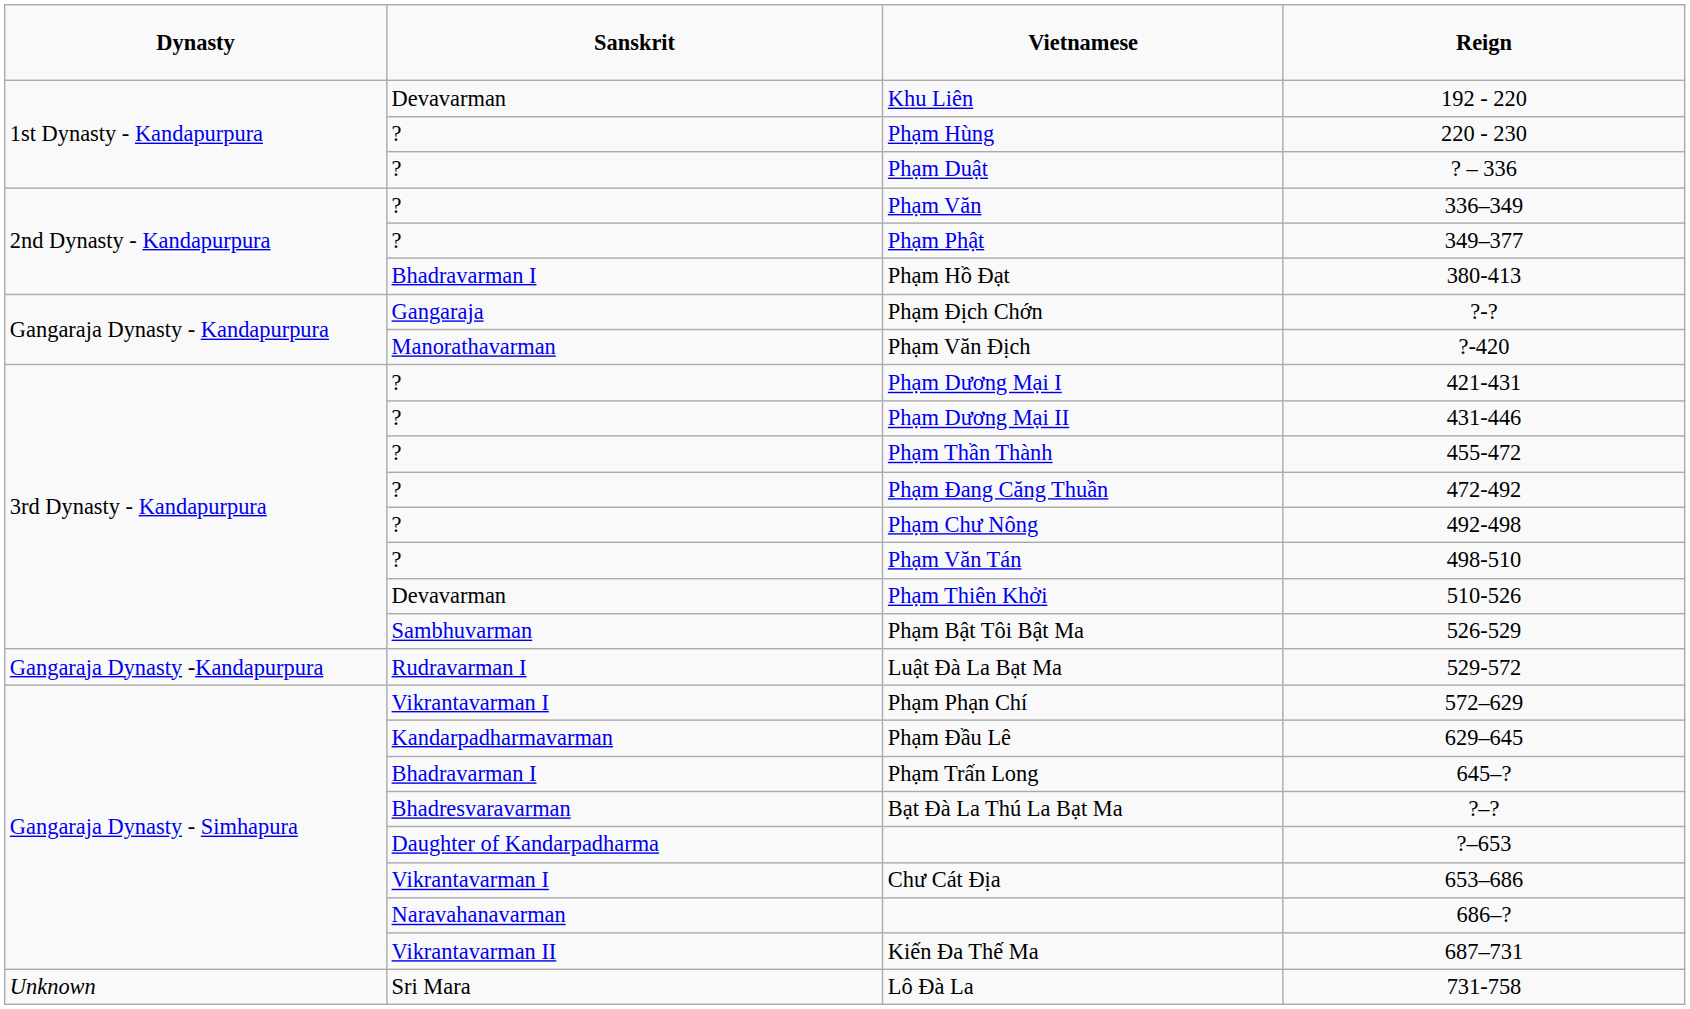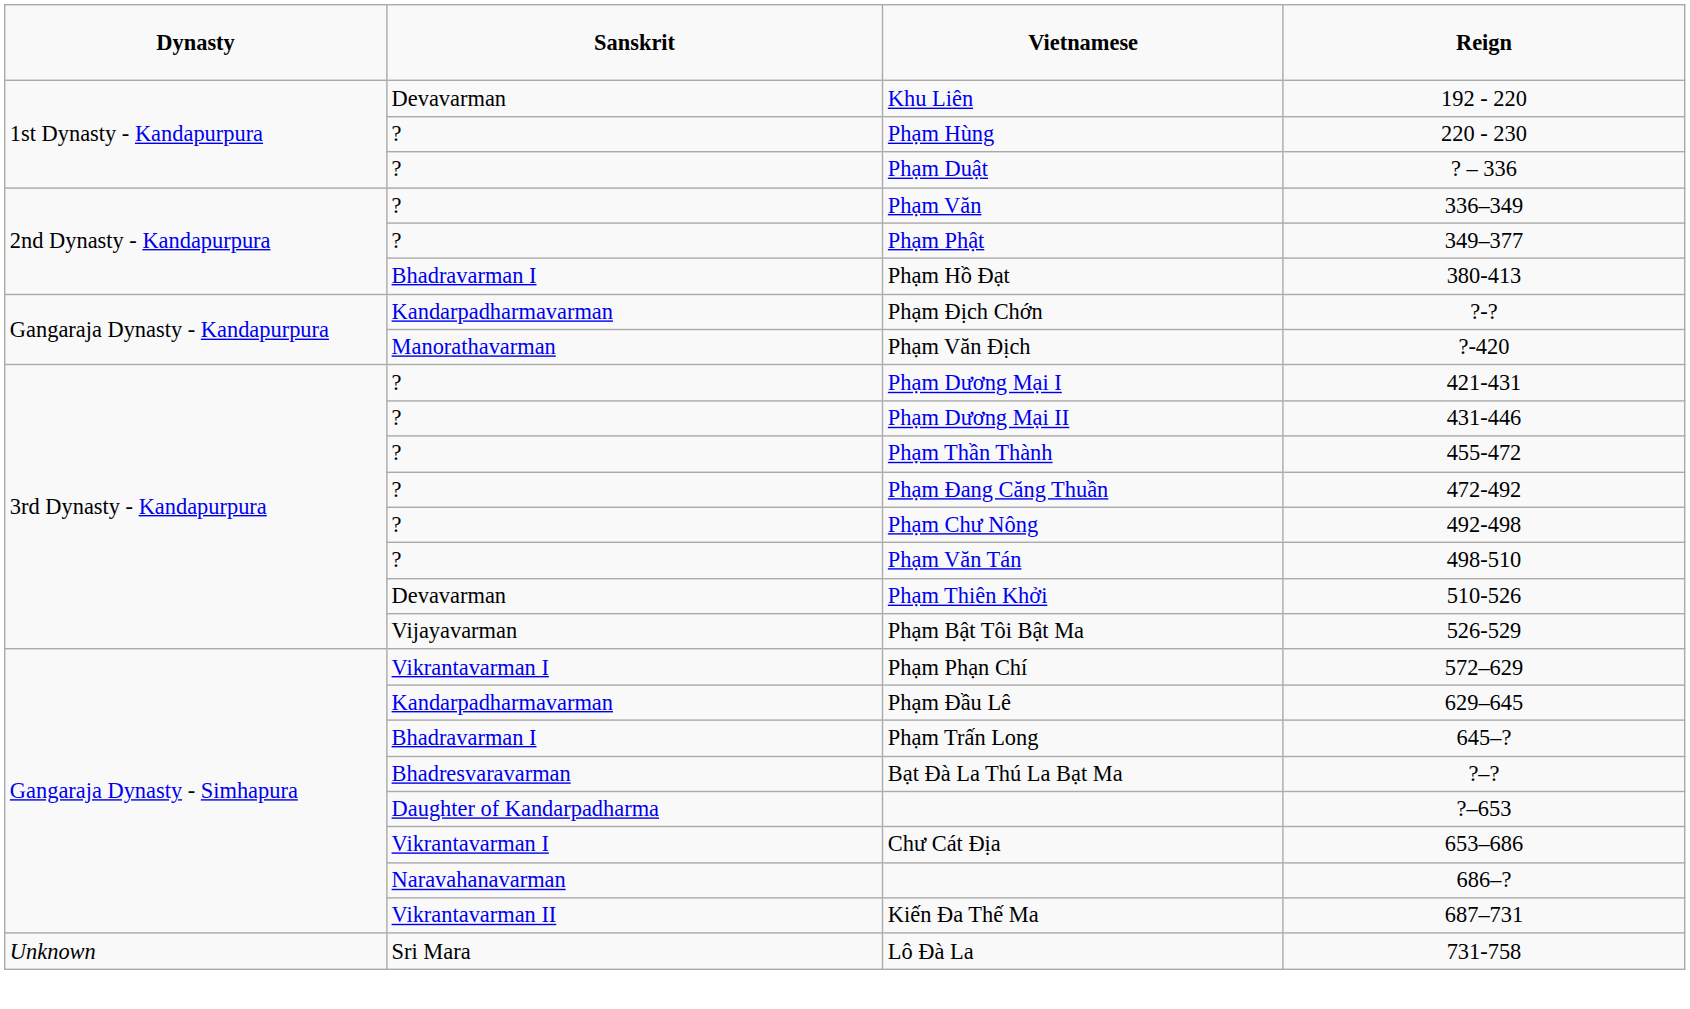(438, 311) Gangaraja -> (502, 311) Kandarpadharmavarman
(462, 631) Sambhuvarman -> (454, 631) Vijayavarman
- row: (975, 666)
